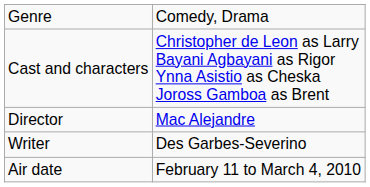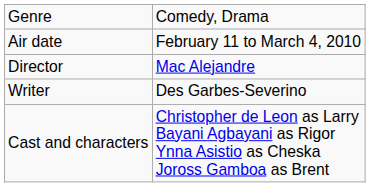rows swapped: (35, 169) <-> (78, 68)
